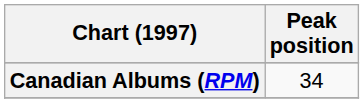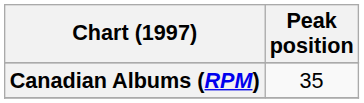(312, 80) 34 -> (312, 80) 35
